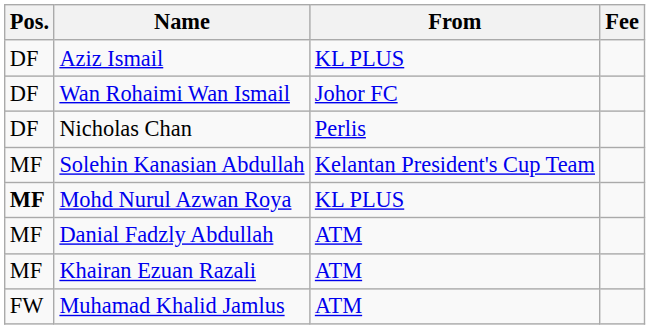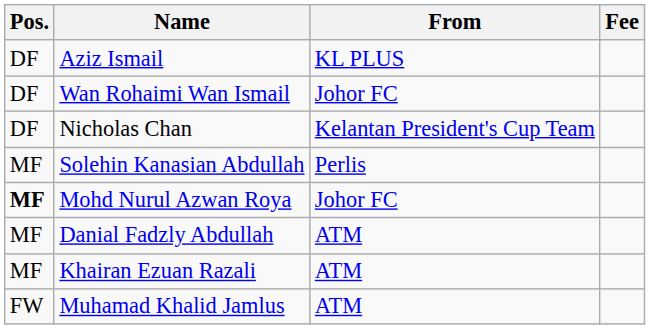(340, 128) Perlis -> (455, 128) Kelantan President's Cup Team
(455, 164) Kelantan President's Cup Team -> (340, 164) Perlis
(360, 199) KL PLUS -> (356, 199) Johor FC
